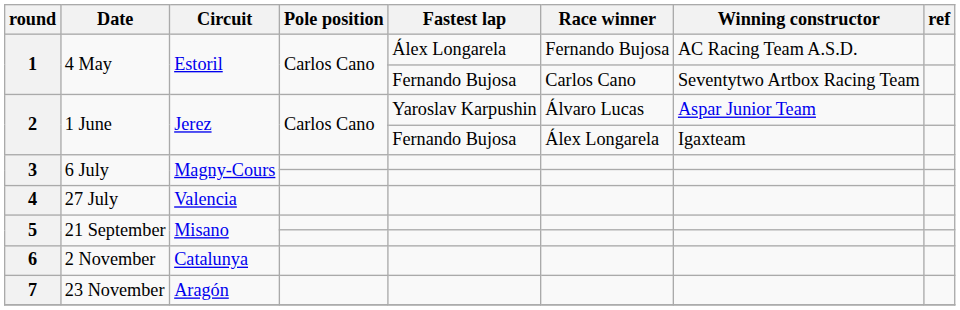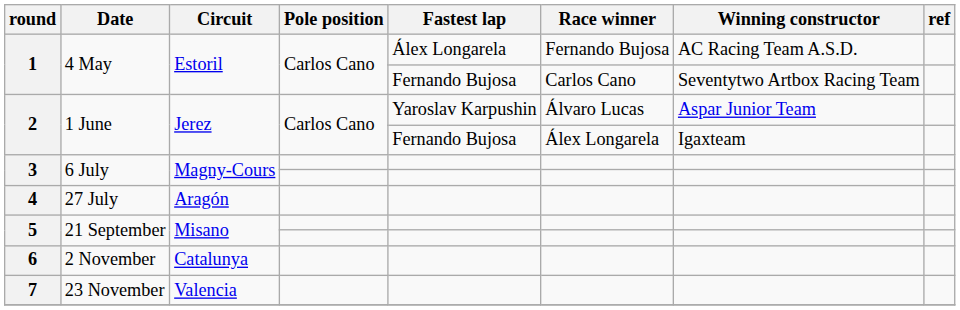(206, 199) Valencia -> (201, 199) Aragón
(201, 289) Aragón -> (206, 289) Valencia
